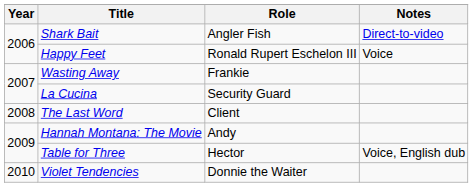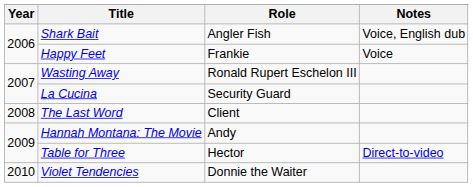(403, 34) Direct-to-video -> (414, 34) Voice, English dub
(282, 53) Ronald Rupert Eschelon III -> (228, 53) Frankie
(228, 73) Frankie -> (282, 73) Ronald Rupert Eschelon III
(414, 152) Voice, English dub -> (403, 152) Direct-to-video
